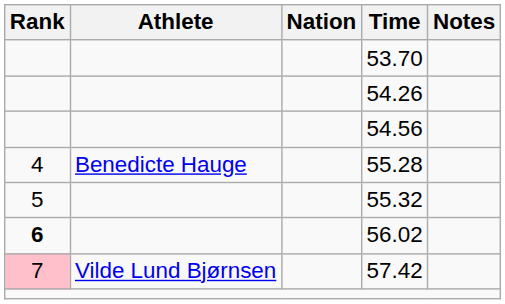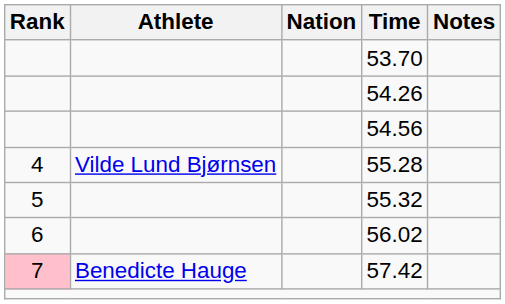(161, 164) Benedicte Hauge -> (176, 164) Vilde Lund Bjørnsen
(37, 235) bold -> (37, 235) normal
(176, 270) Vilde Lund Bjørnsen -> (161, 270) Benedicte Hauge
